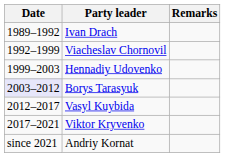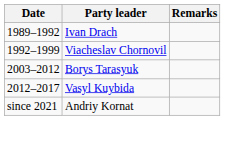- row: (113, 69)
(33, 87) lavender background -> (33, 69) no background
- row: (105, 124)
